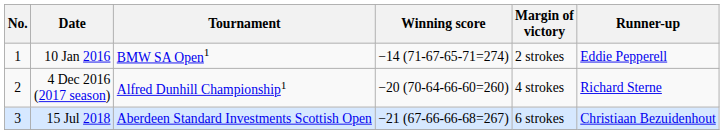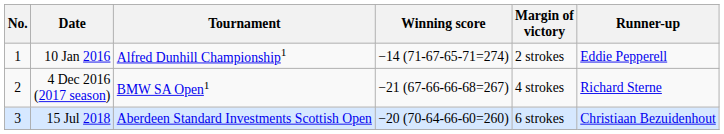(163, 56) BMW SA Open1 -> (202, 56) Alfred Dunhill Championship1
(202, 88) Alfred Dunhill Championship1 -> (163, 88) BMW SA Open1
(443, 88) −20 (70-64-66-60=260) -> (443, 88) −21 (67-66-66-68=267)
(443, 118) −21 (67-66-66-68=267) -> (443, 118) −20 (70-64-66-60=260)
